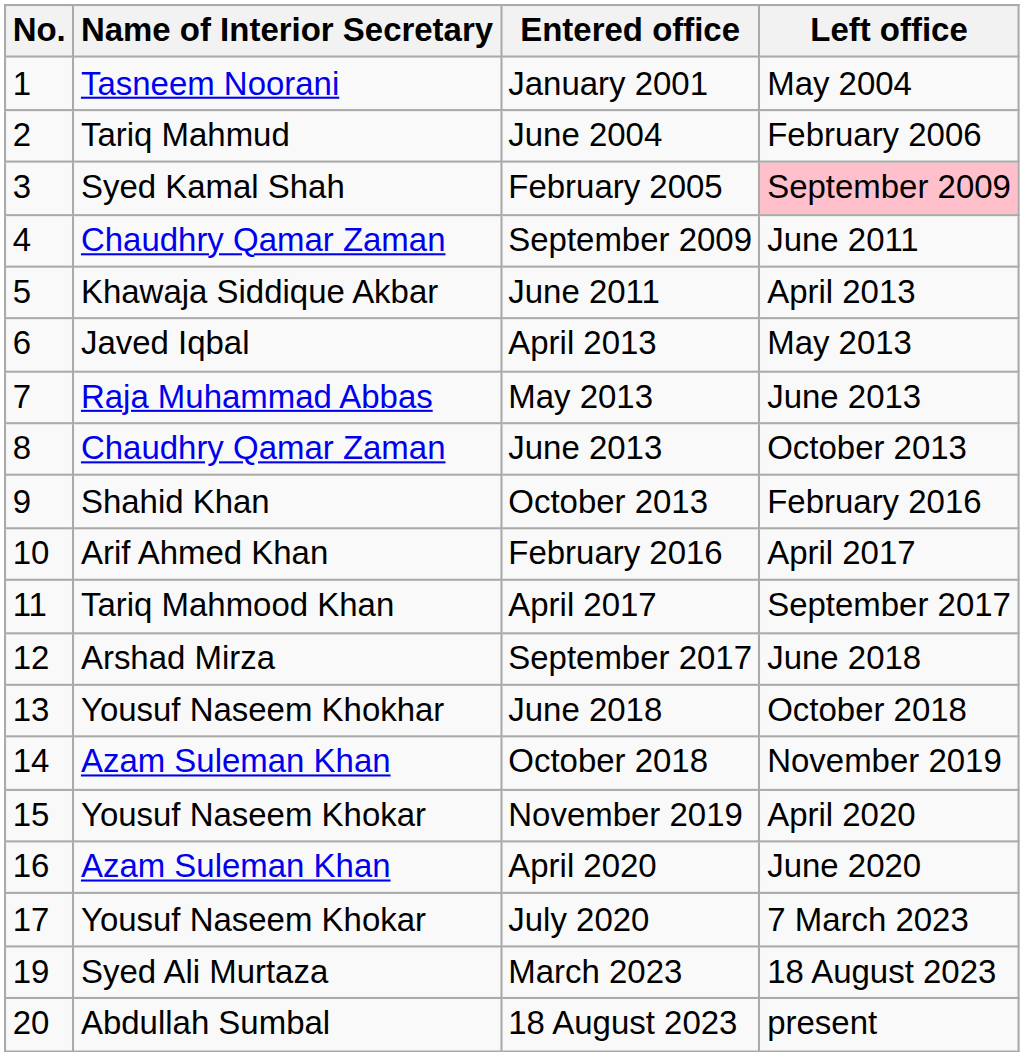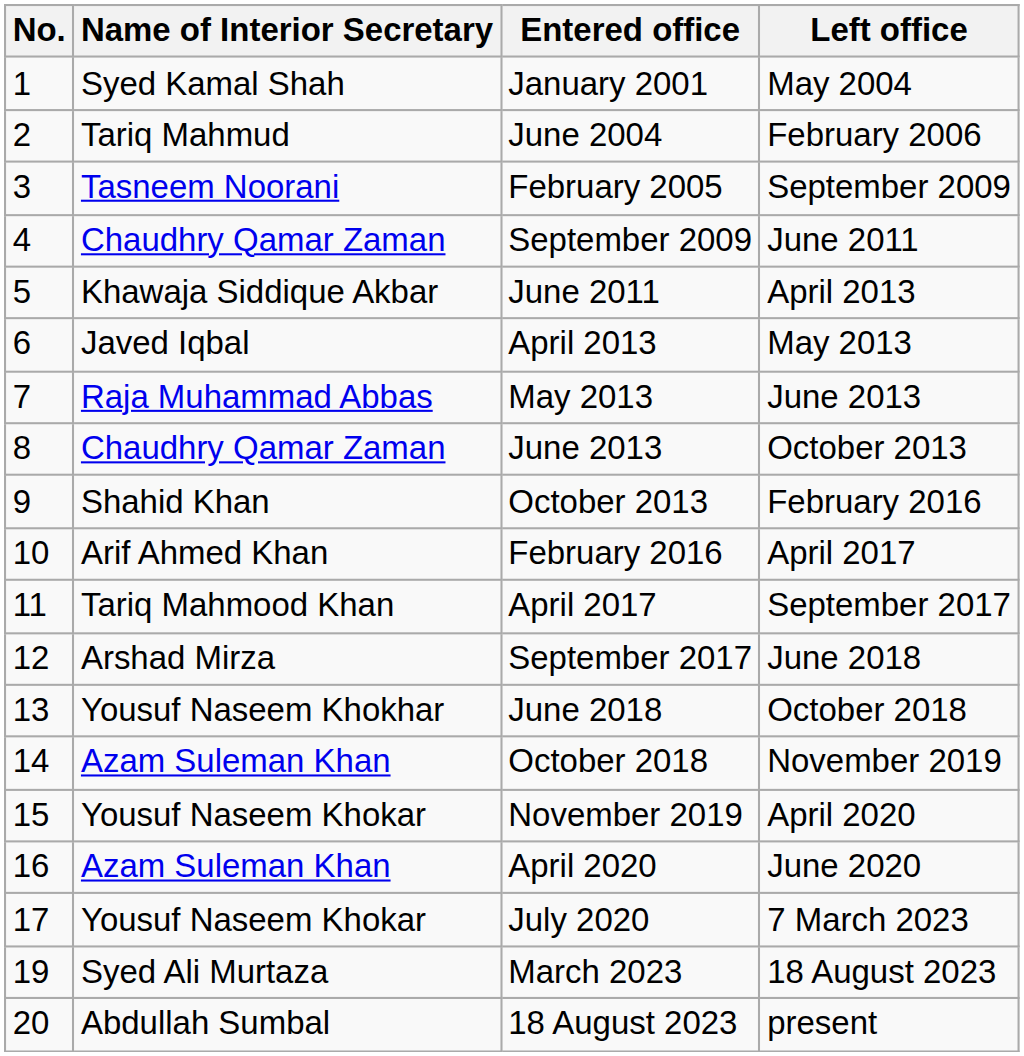(210, 82) Tasneem Noorani -> (213, 82) Syed Kamal Shah
(213, 187) Syed Kamal Shah -> (210, 187) Tasneem Noorani
(889, 187) pink background -> (889, 187) no background
